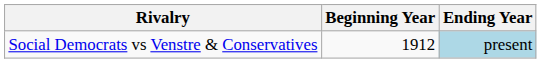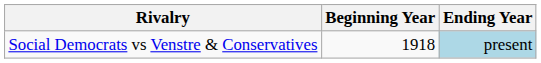(418, 44) 1912 -> (418, 44) 1918
